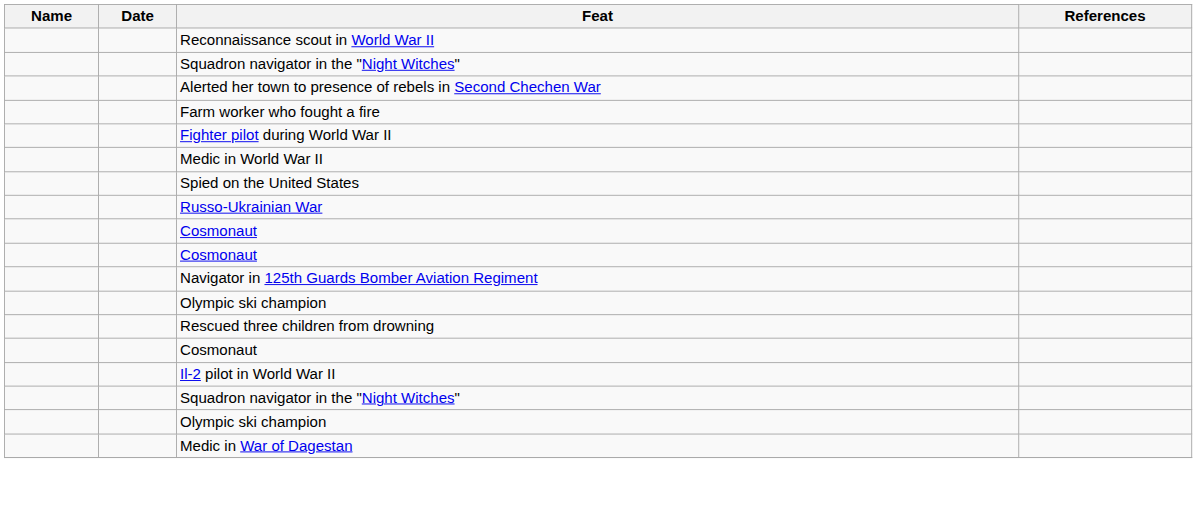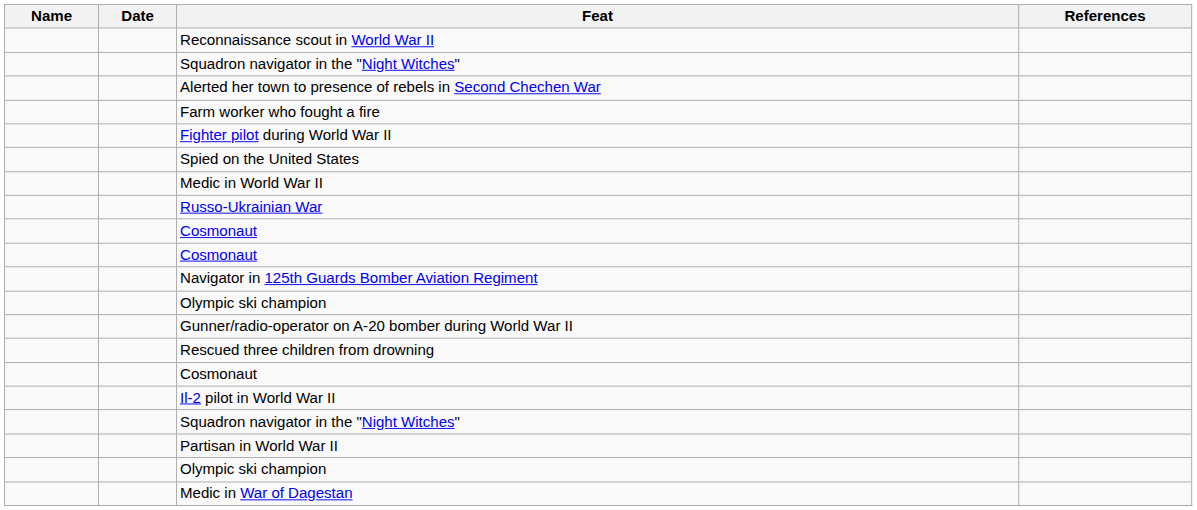rows swapped: (52, 183) <-> (52, 160)
+ row: (52, 326)
+ row: (52, 446)
